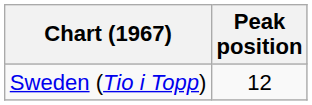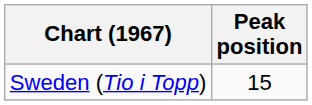(259, 81) 12 -> (259, 81) 15
